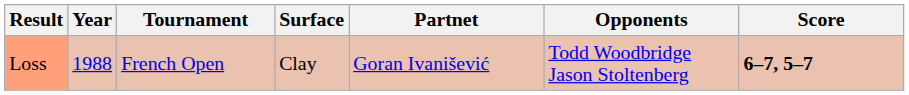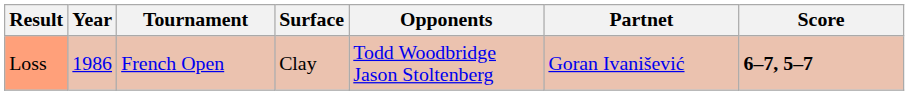columns swapped: (446, 20) <-> (641, 20)
(92, 62) 1988 -> (92, 62) 1986
